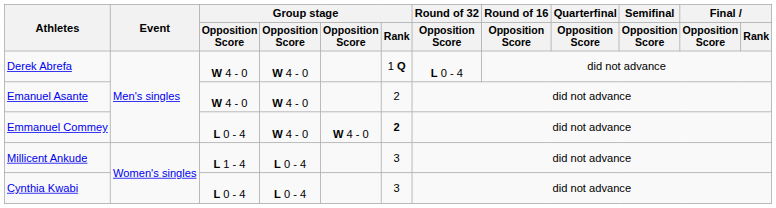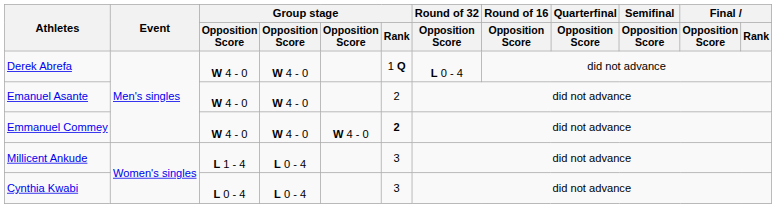(229, 134) L 0 - 4 -> (229, 134) W 4 - 0
